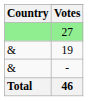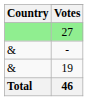rows swapped: (67, 50) <-> (67, 68)
